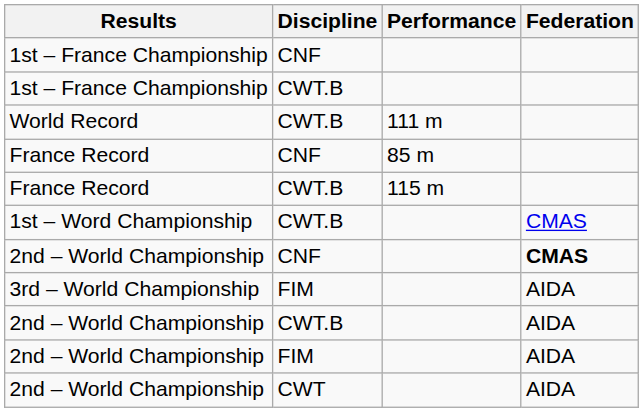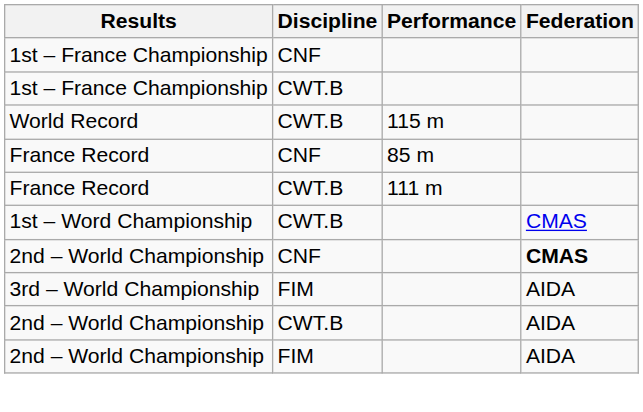(415, 121) 111 m -> (416, 121) 115 m
(416, 188) 115 m -> (415, 188) 111 m
- row: (137, 389)
